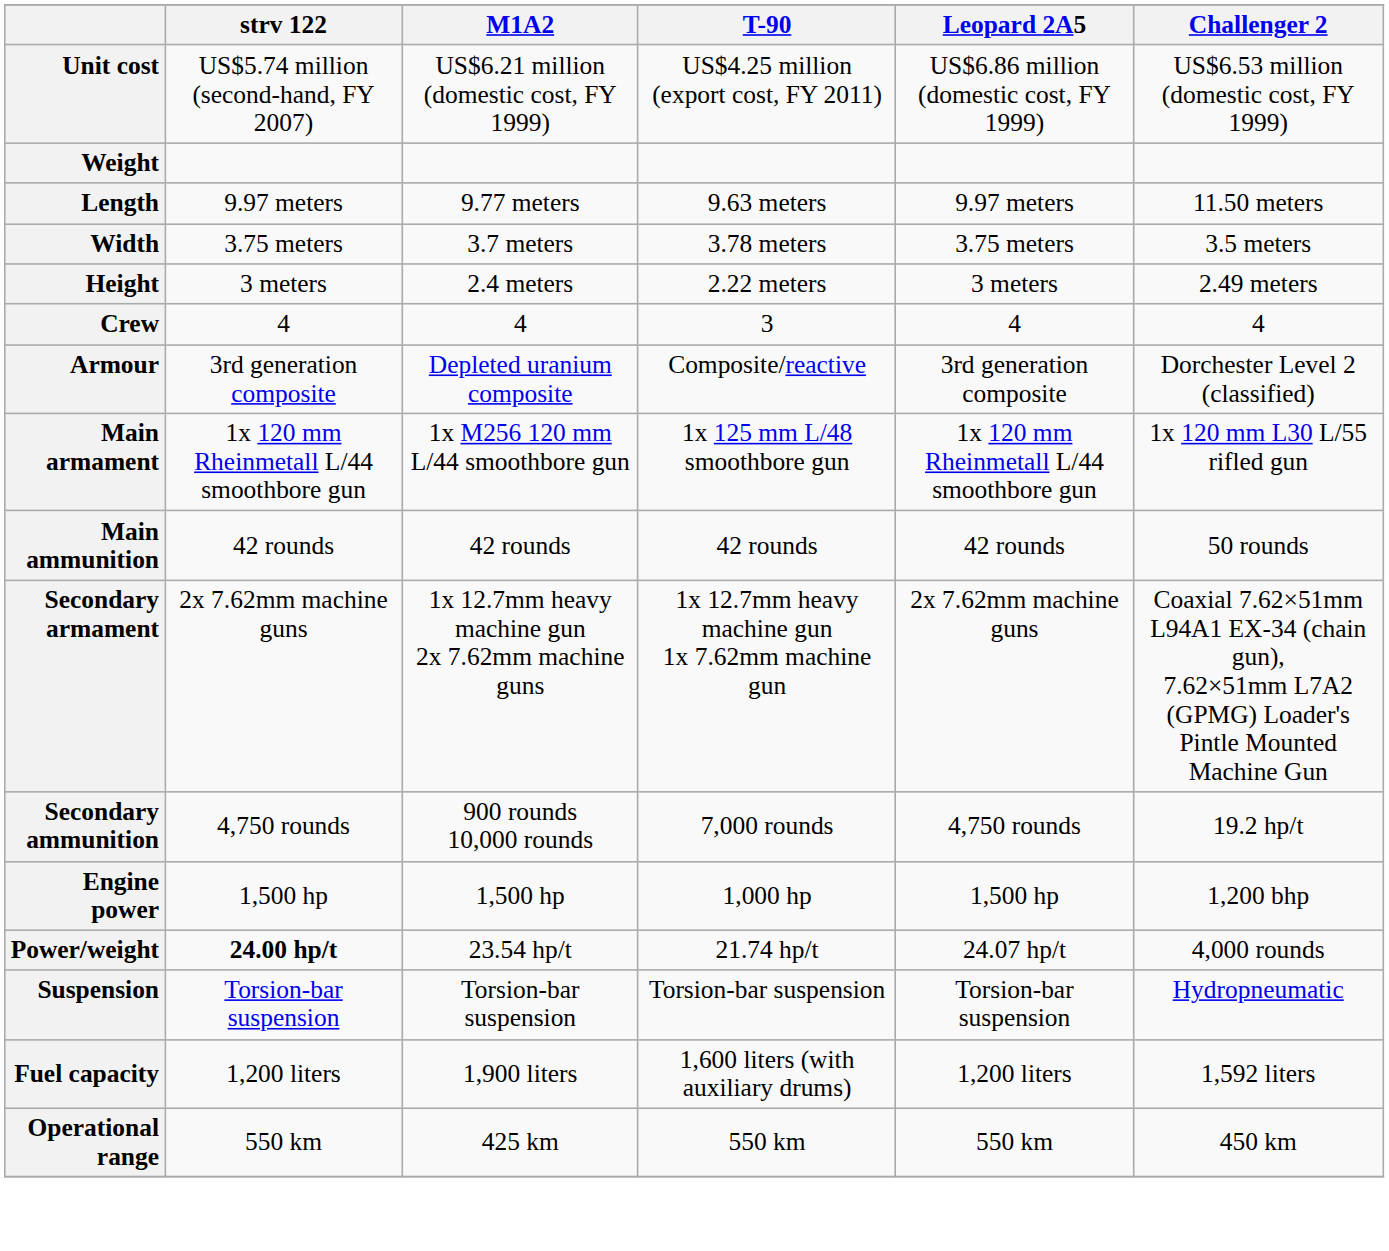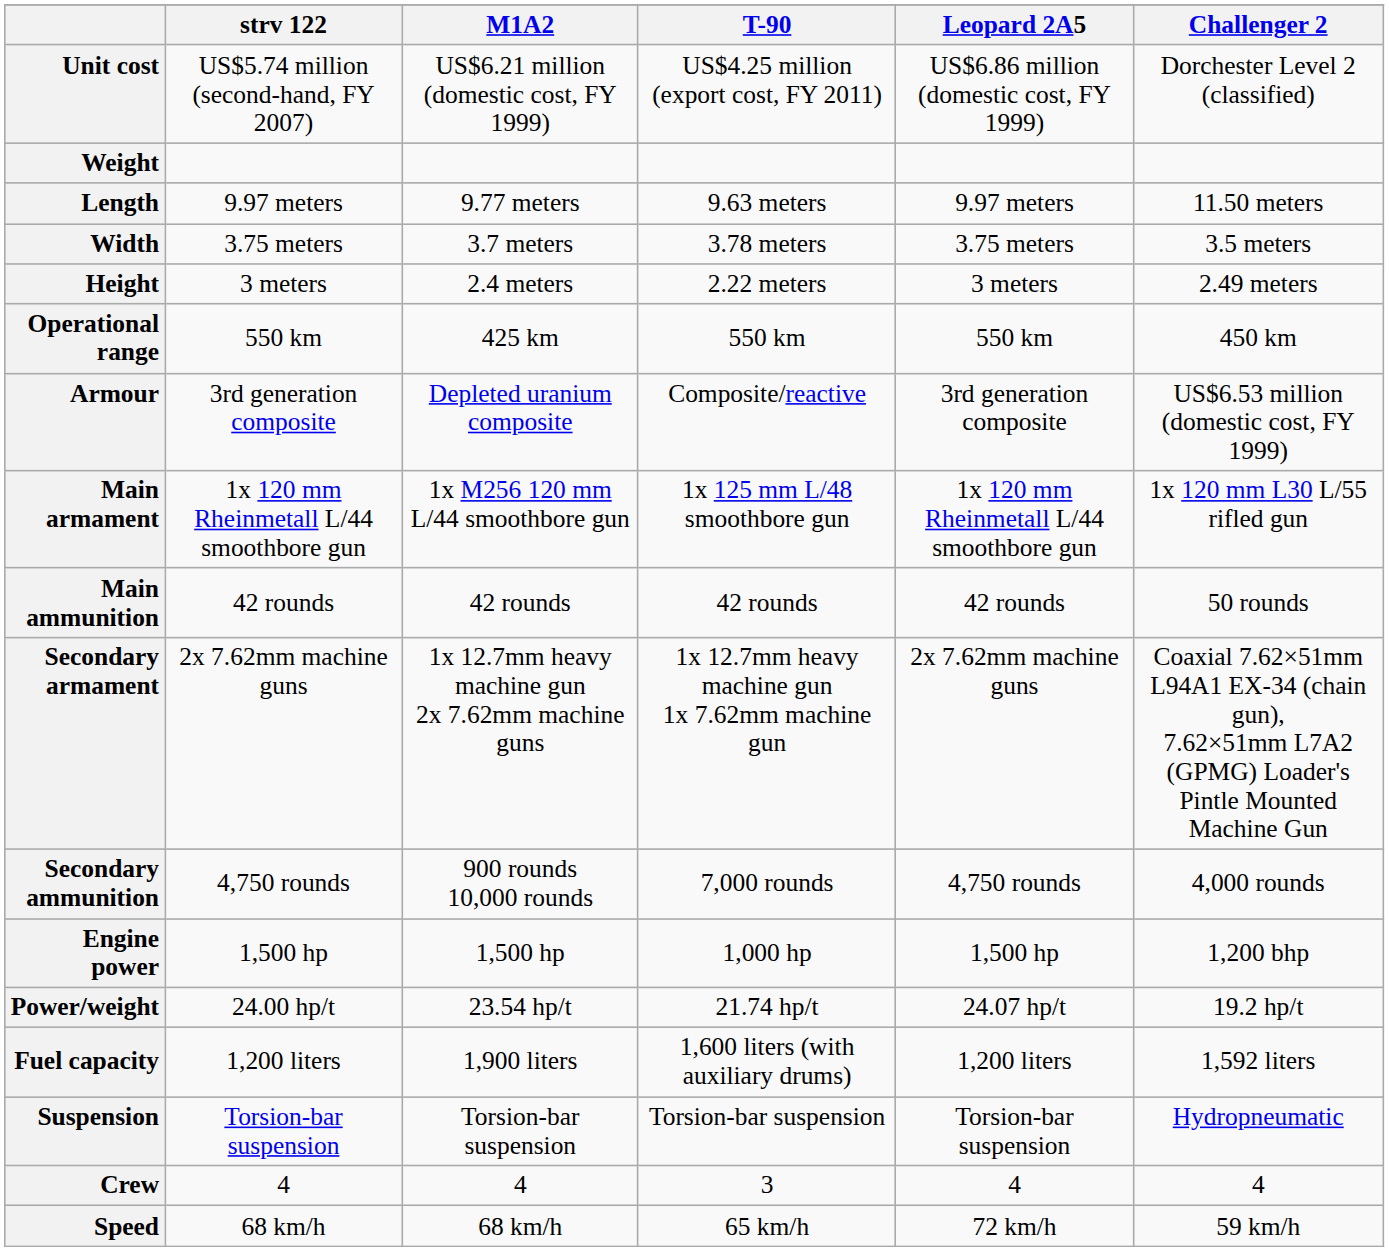(1258, 93) US$6.53 million (domestic cost, FY 1999) -> (1258, 79) Dorchester Level 2 (classified)
rows swapped: (130, 323) <-> (93, 1142)
(1258, 378) Dorchester Level 2 (classified) -> (1258, 421) US$6.53 million (domestic cost, FY 1999)
(1258, 826) 19.2 hp/t -> (1258, 883) 4,000 rounds
(284, 949) bold -> (284, 1007) normal
(1258, 949) 4,000 rounds -> (1258, 1007) 19.2 hp/t
rows swapped: (98, 990) <-> (87, 1073)
+ row: (127, 1225)
